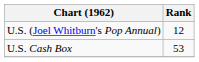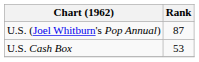(179, 30) 12 -> (179, 30) 87
